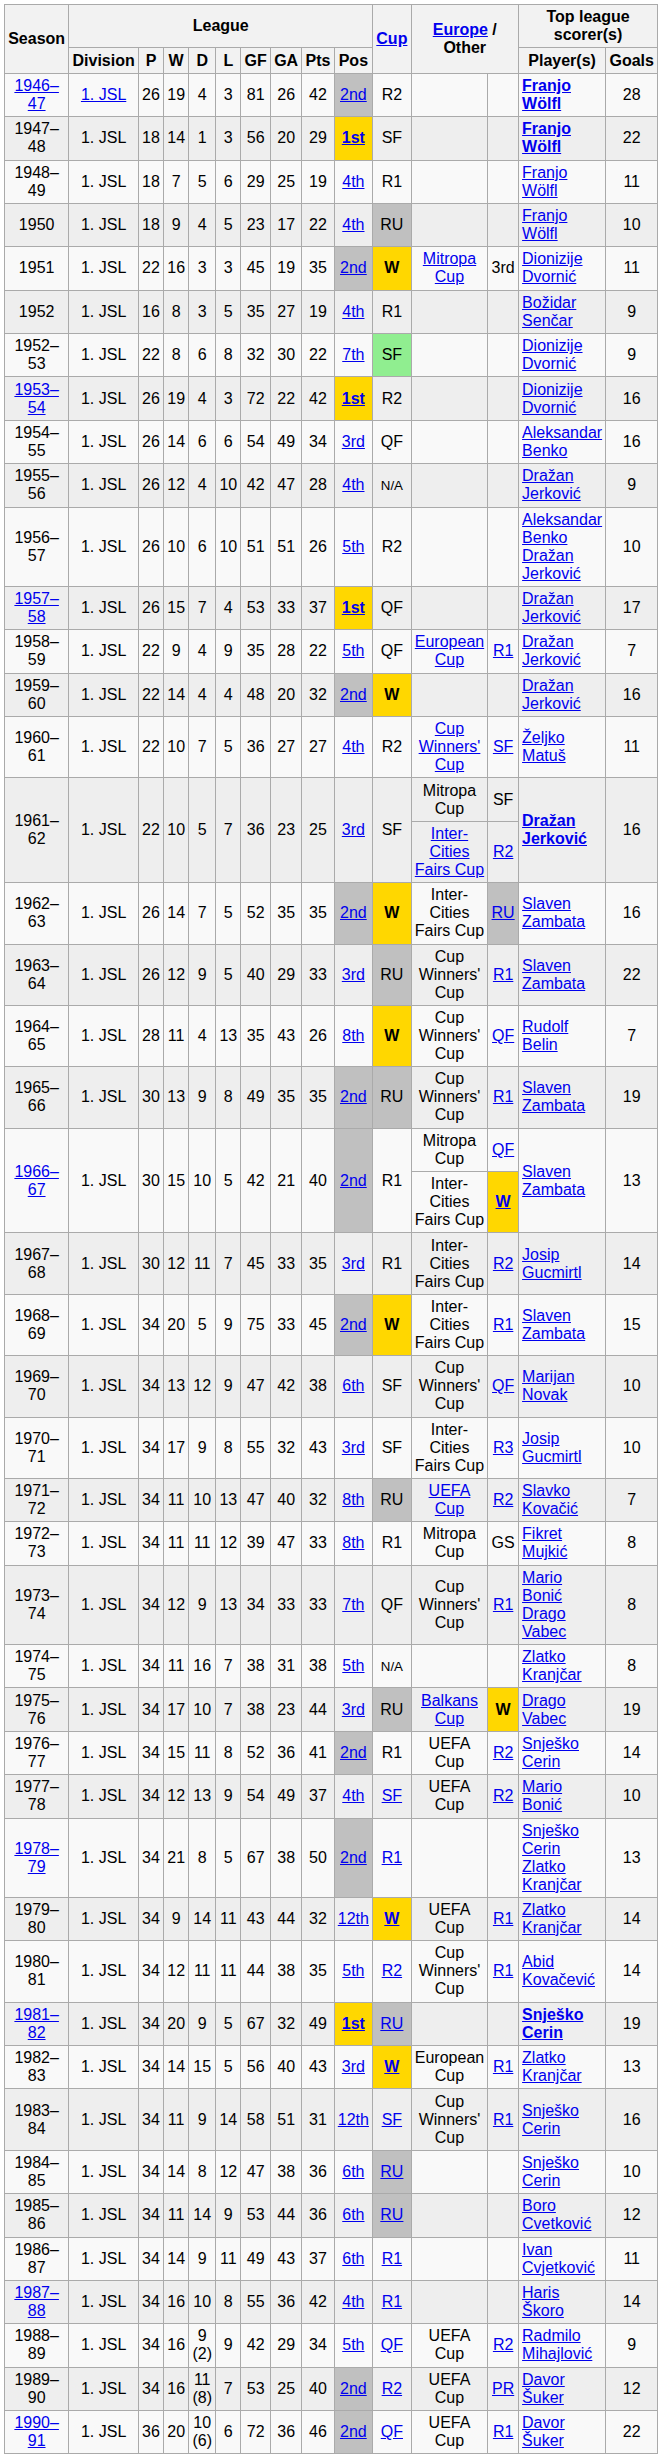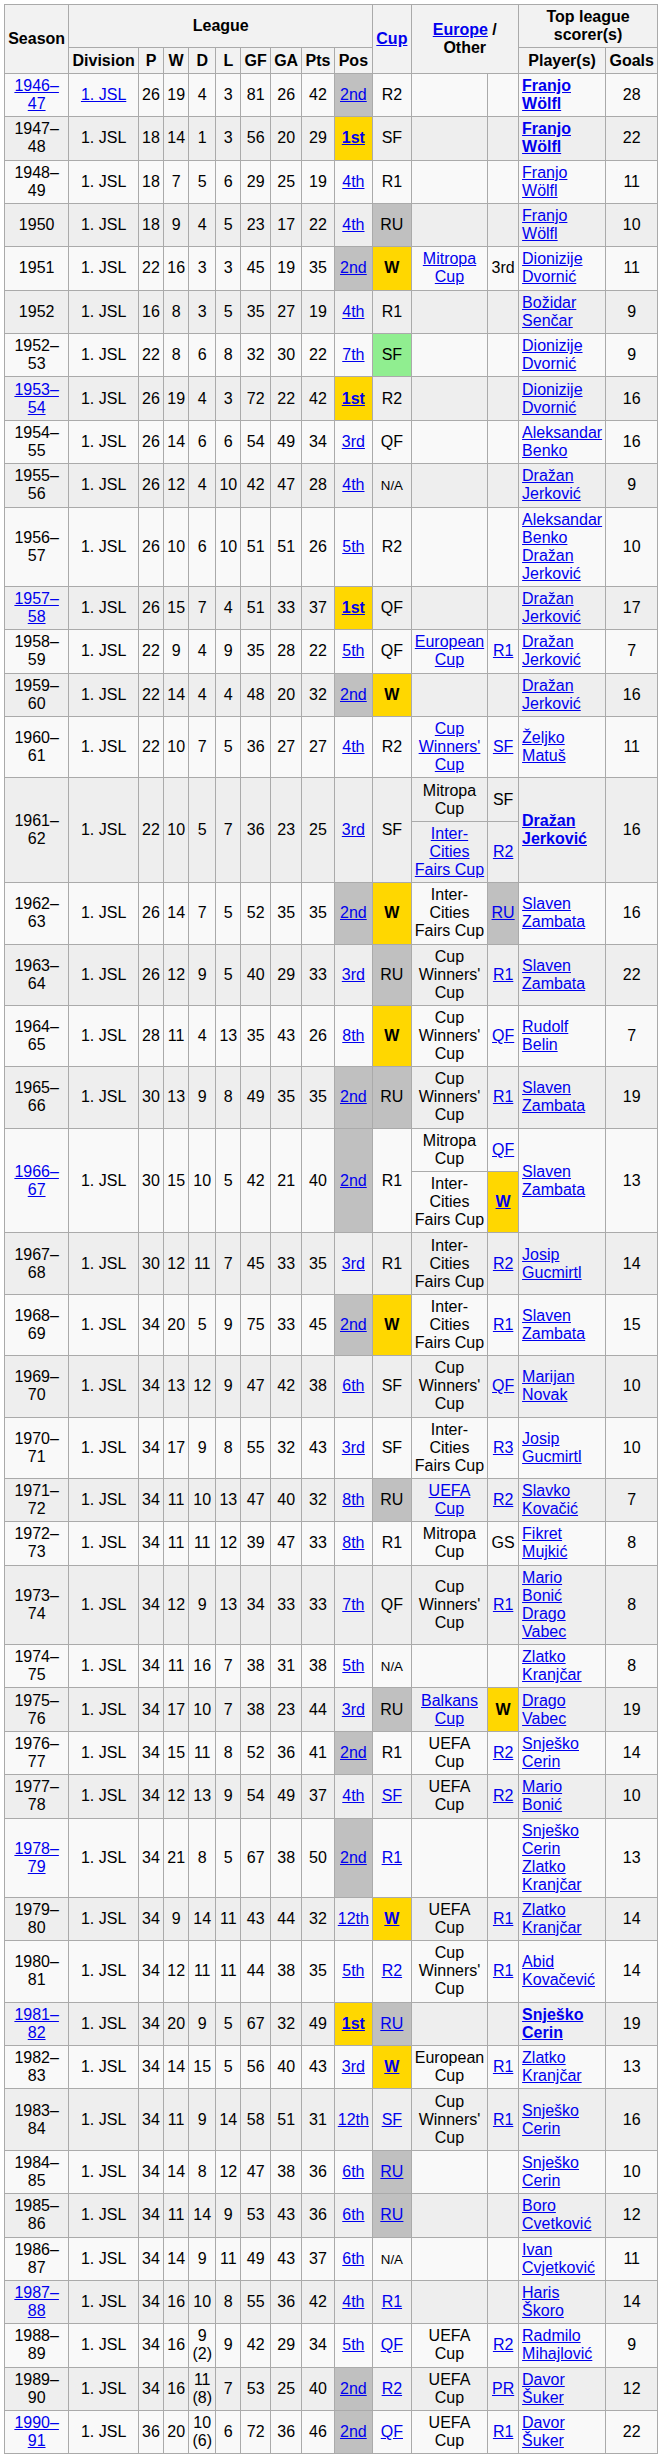(256, 608) 53 -> (256, 608) 51
(286, 2215) 44 -> (286, 2215) 43
(392, 2258) R1 -> (392, 2259) N/A
